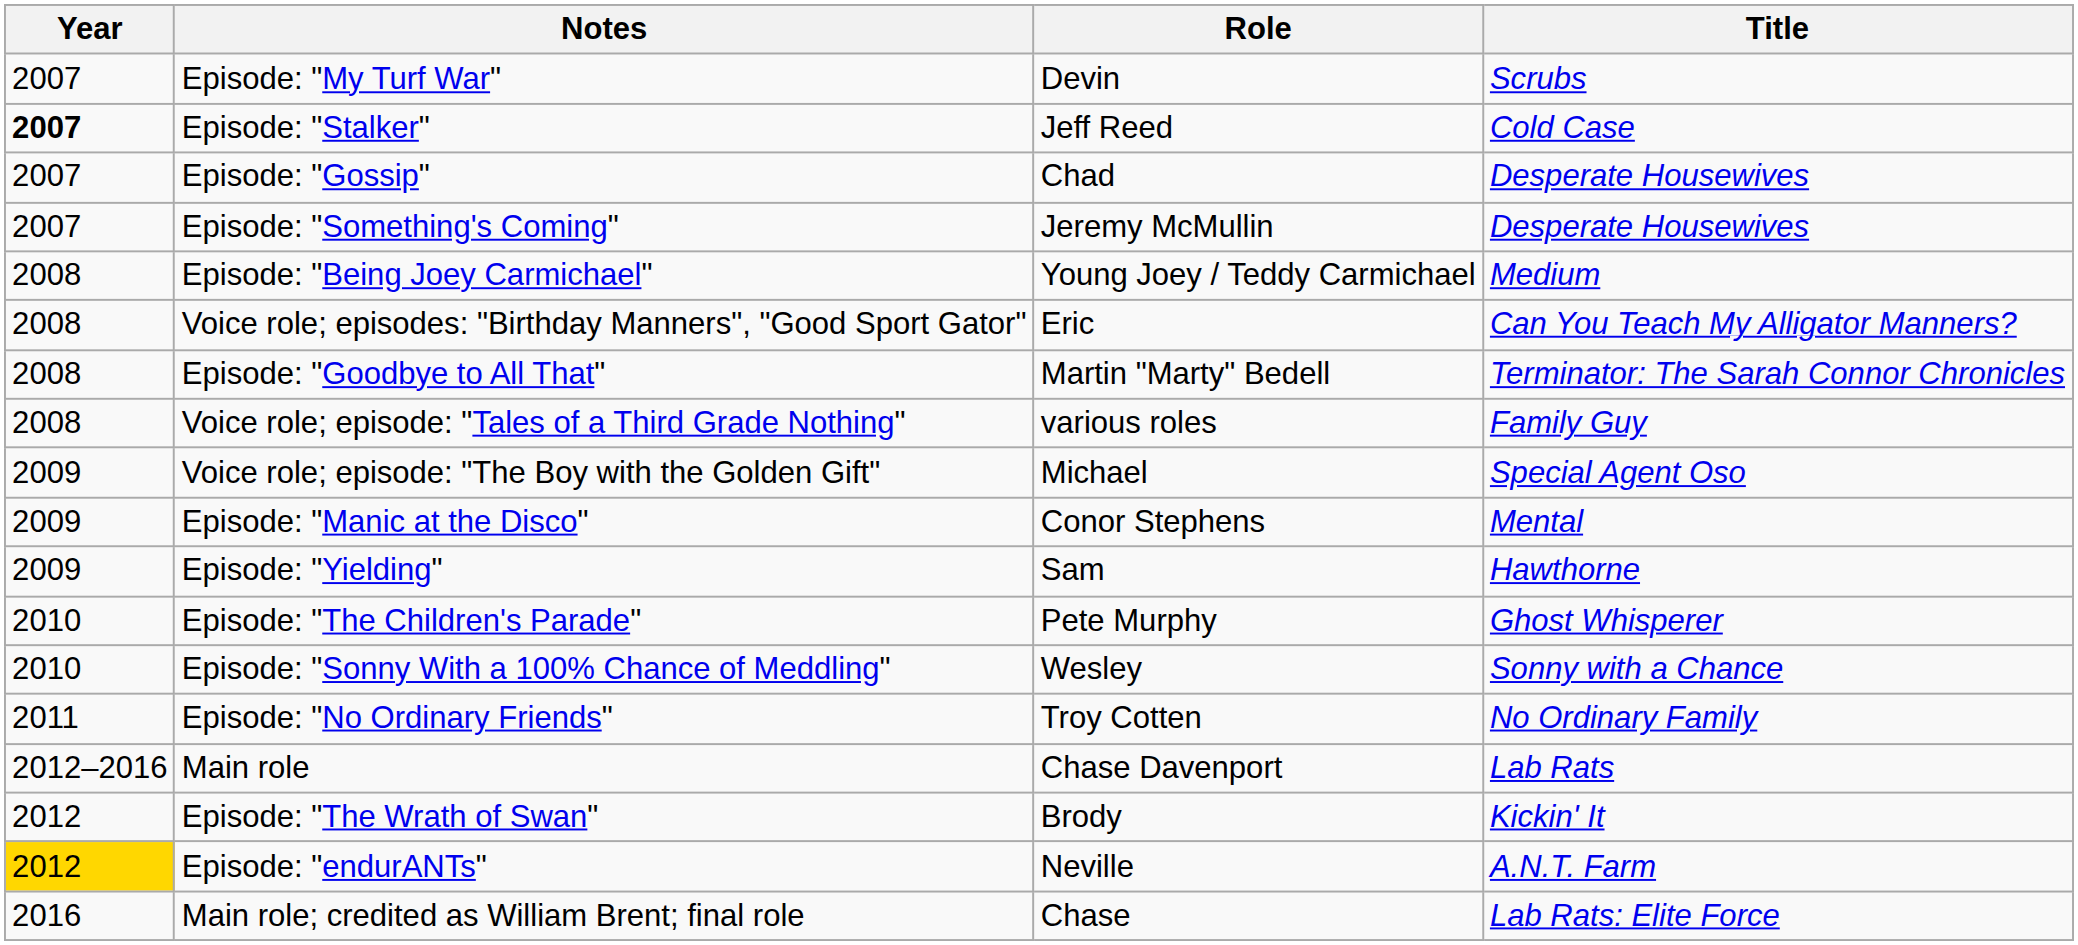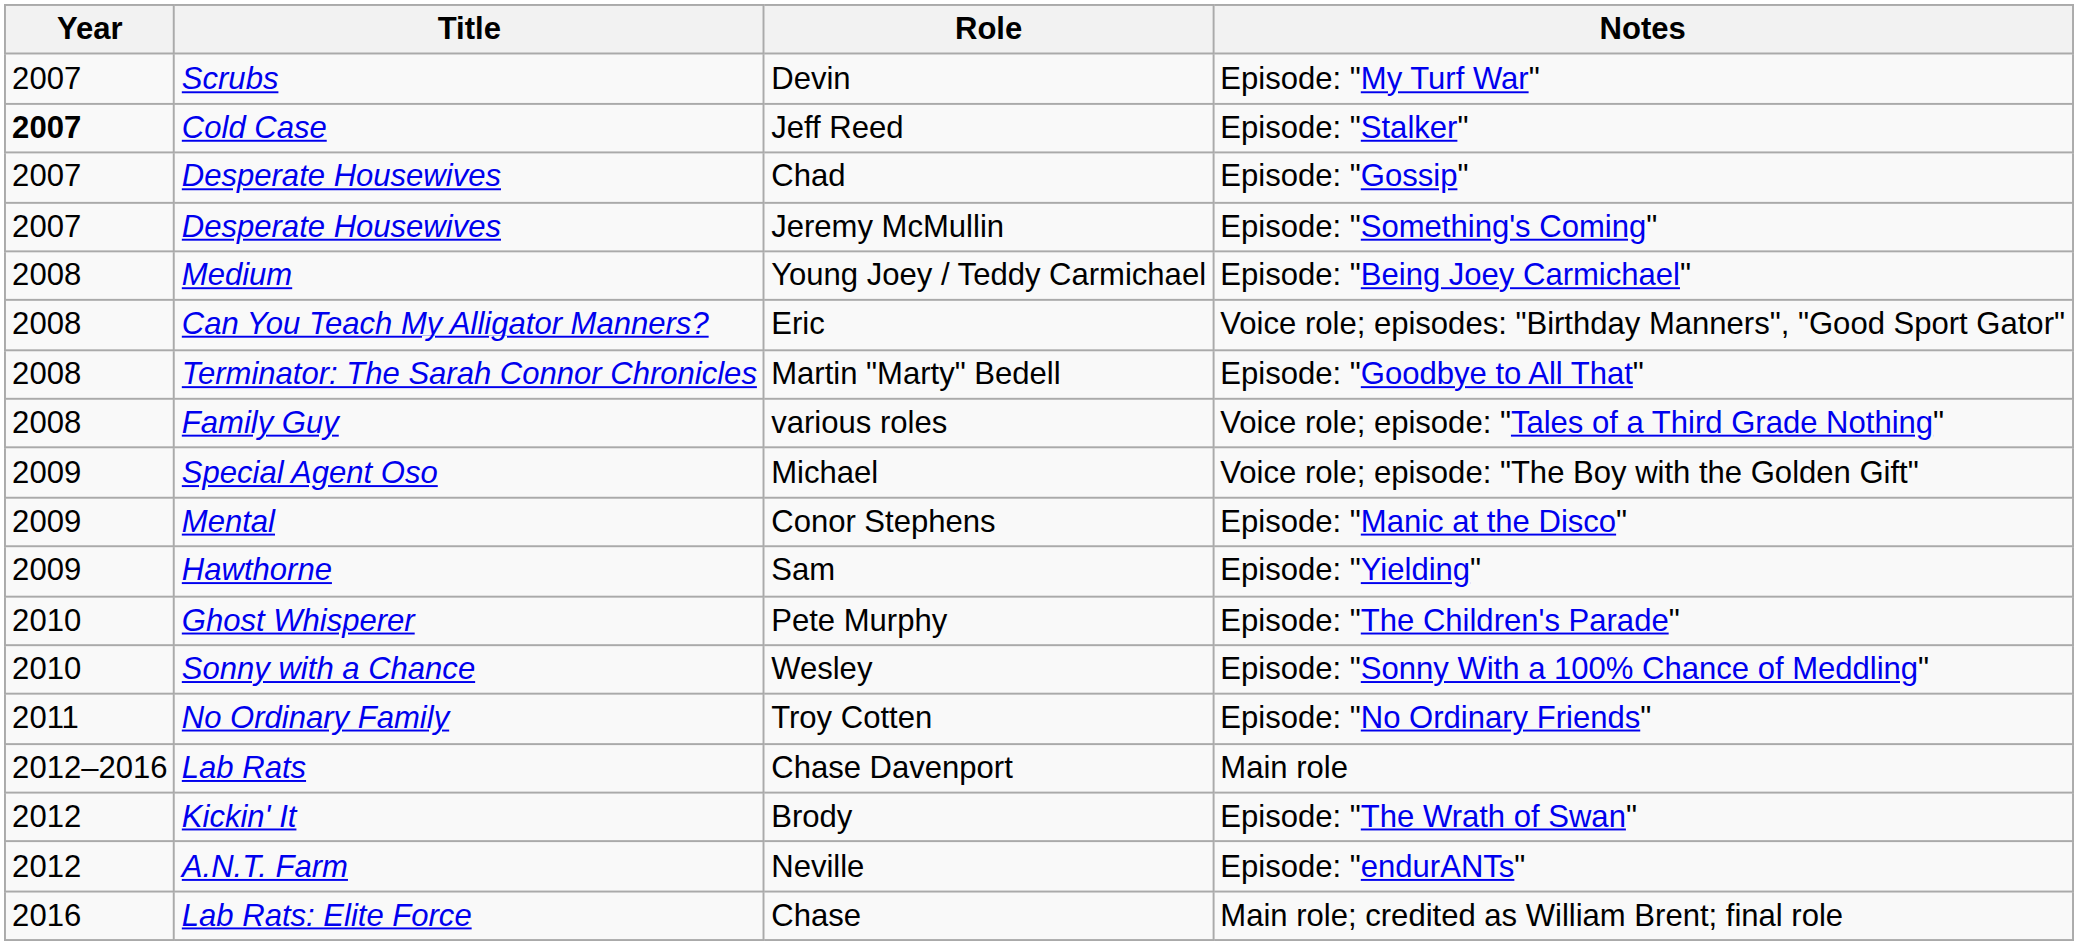columns swapped: (1777, 29) <-> (604, 29)
(47, 865) gold background -> (47, 865) no background
